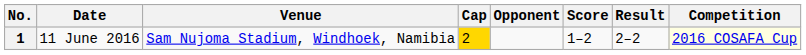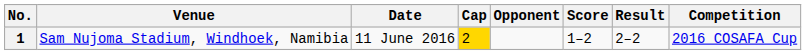columns swapped: (90, 16) <-> (301, 16)
(735, 39) lightyellow background -> (735, 39) no background
